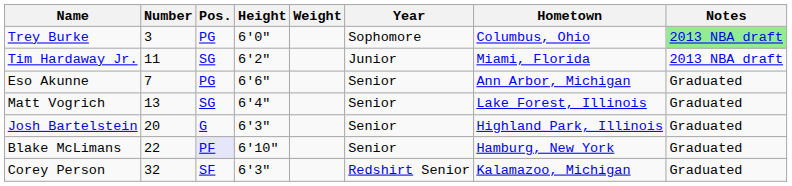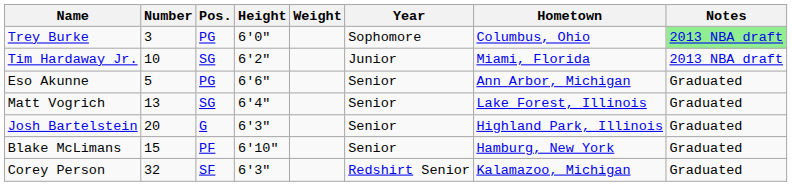(152, 60) 11 -> (152, 60) 10
(148, 82) 7 -> (148, 82) 5
(152, 148) 22 -> (152, 148) 15
(207, 148) lavender background -> (207, 148) no background
